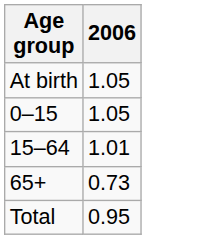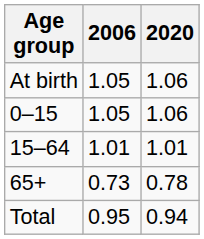+ column: (170, 33)
